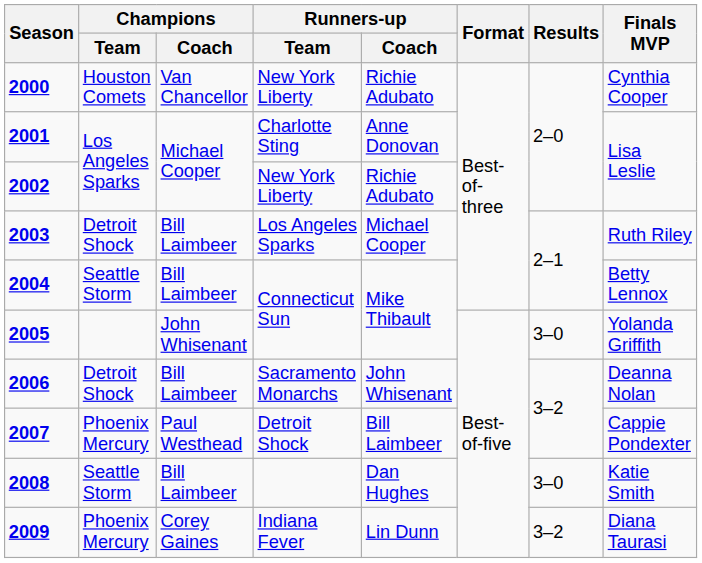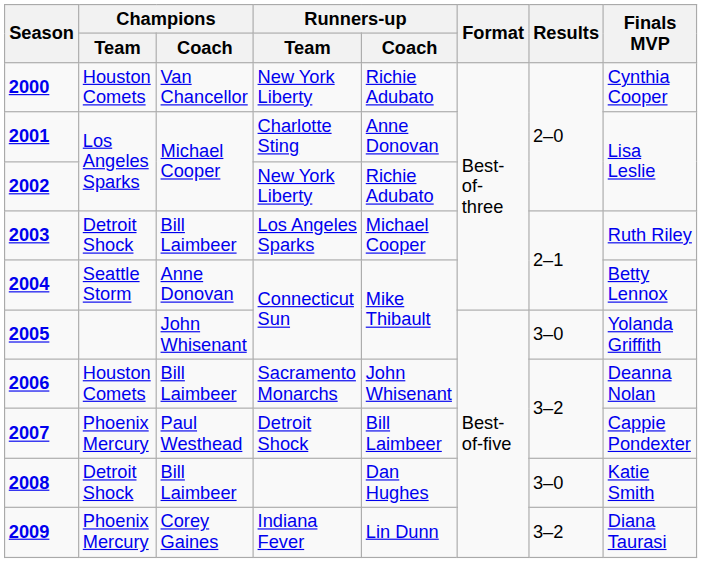(199, 284) Bill Laimbeer -> (197, 284) Anne Donovan
(110, 383) Detroit Shock -> (117, 383) Houston Comets
(111, 482) Seattle Storm -> (110, 482) Detroit Shock
